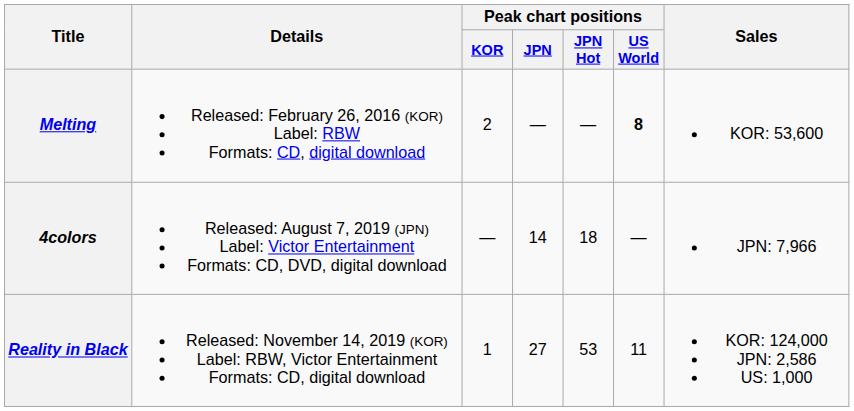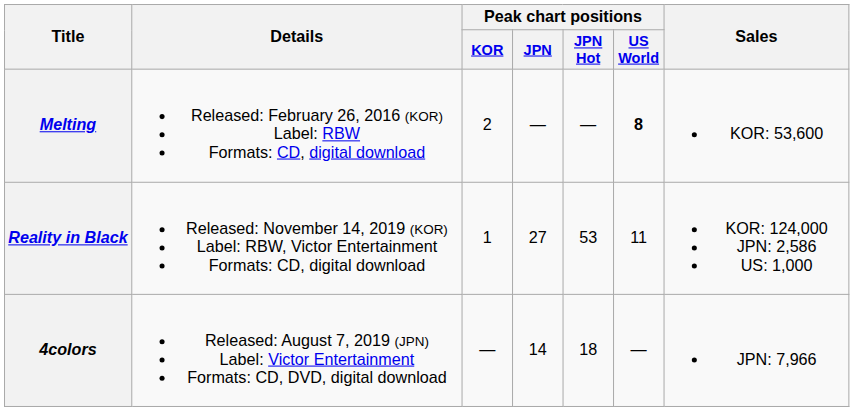rows swapped: (68, 237) <-> (68, 350)
